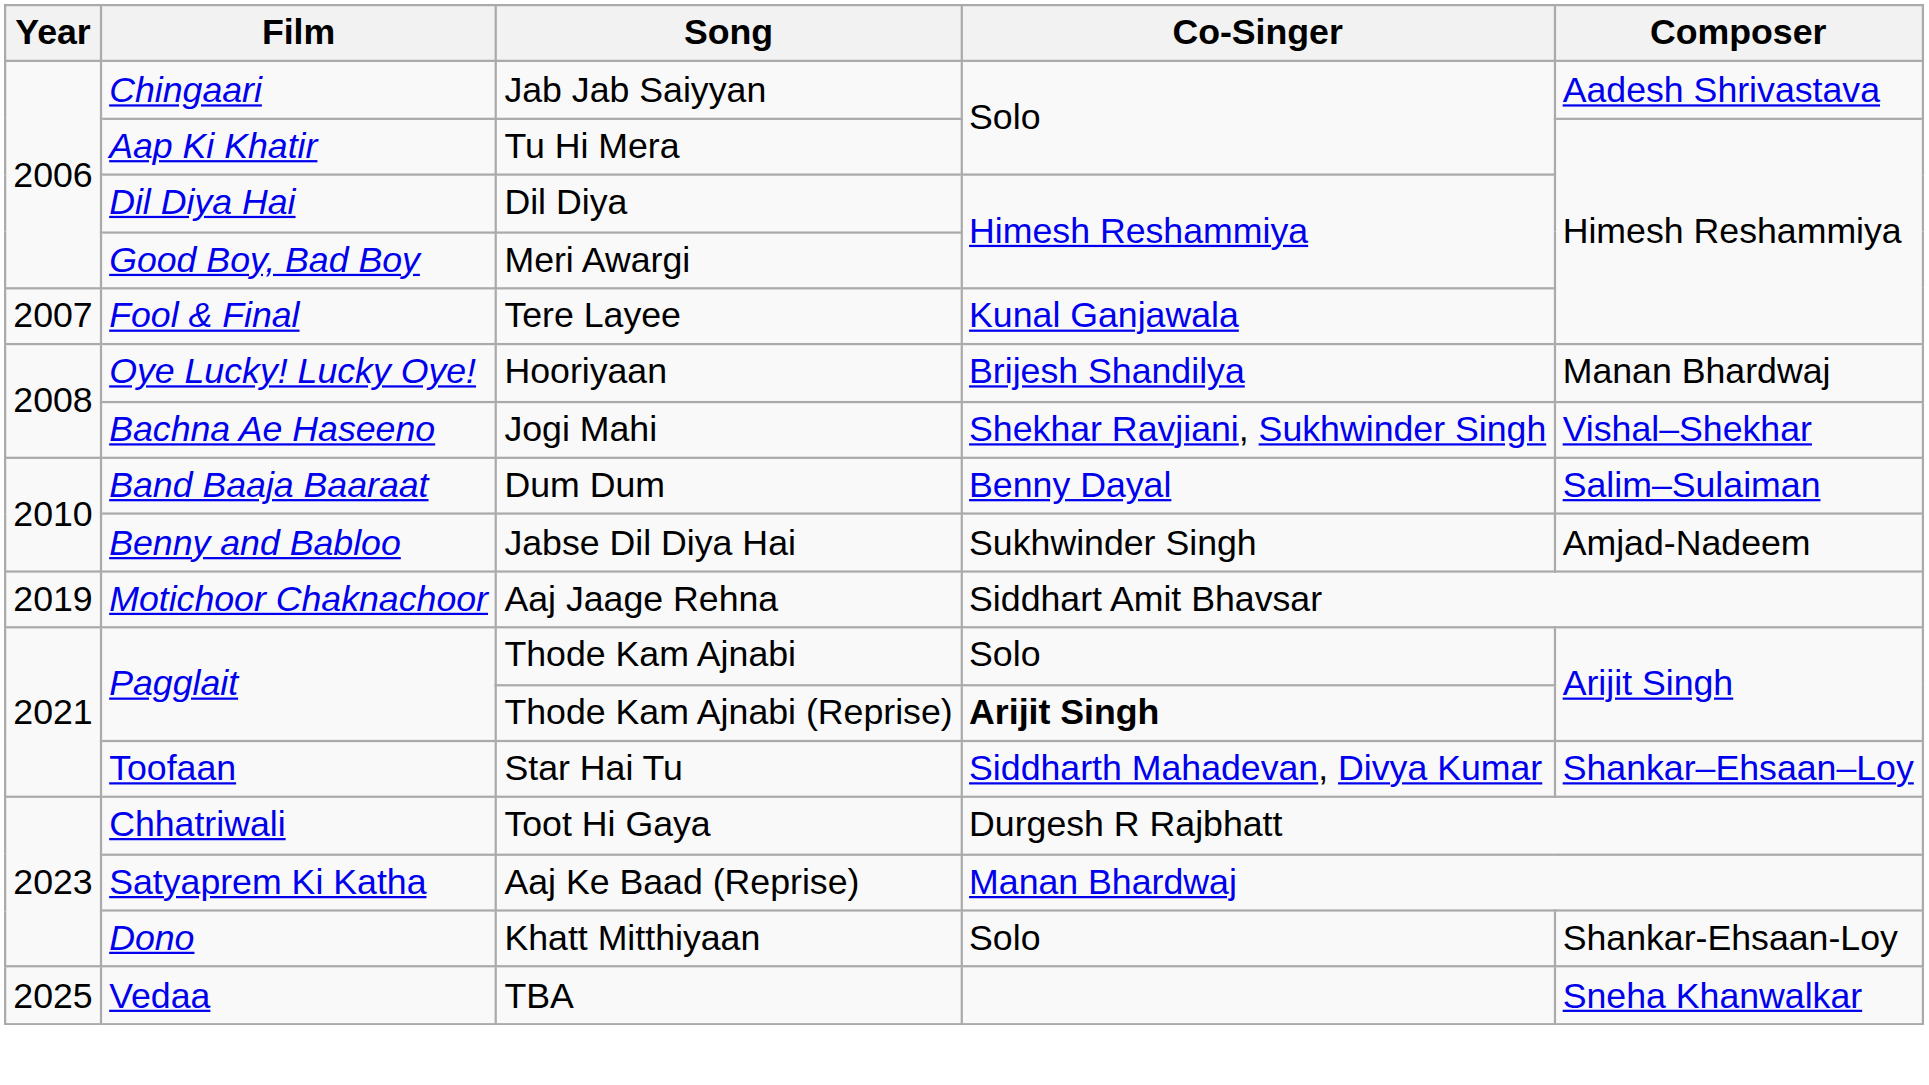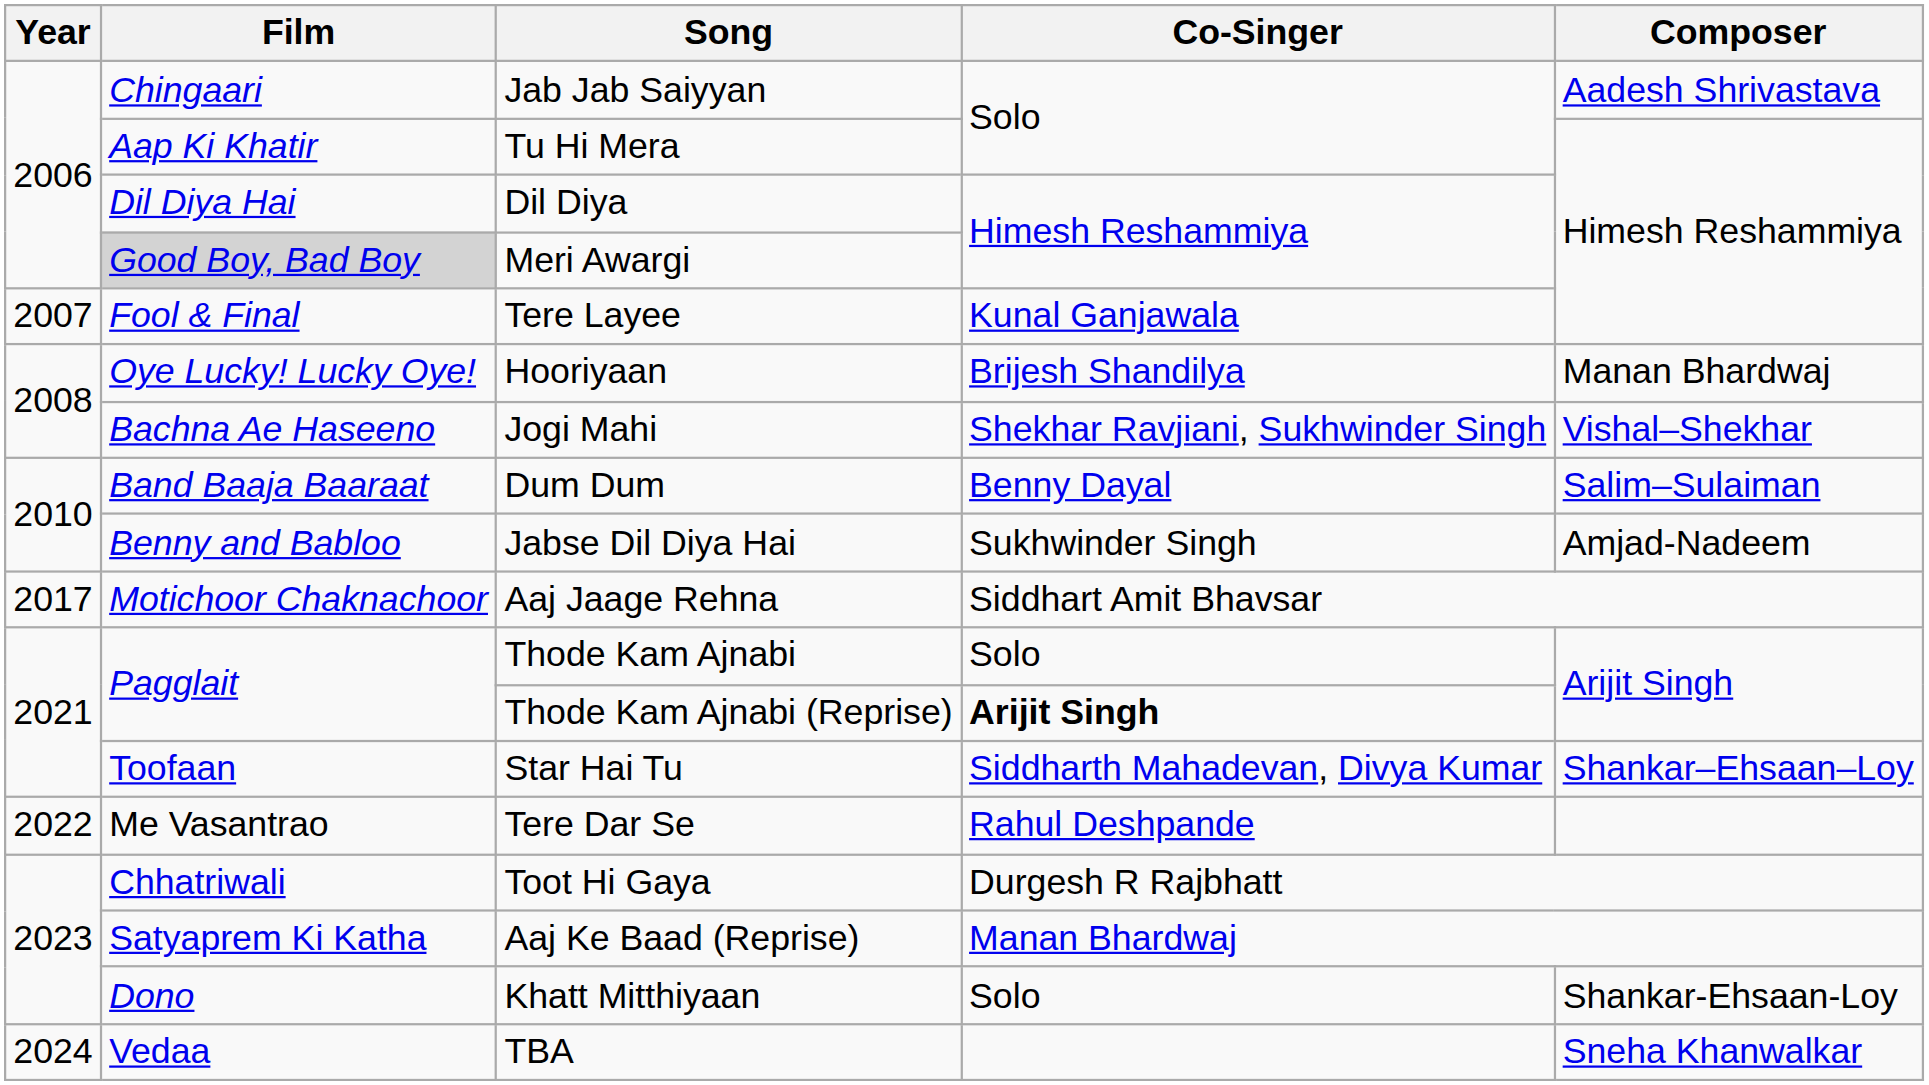(265, 259) no background -> (265, 259) lightgrey background
(53, 598) 2019 -> (53, 598) 2017
+ row: (600, 825)
(53, 994) 2025 -> (53, 1051) 2024
